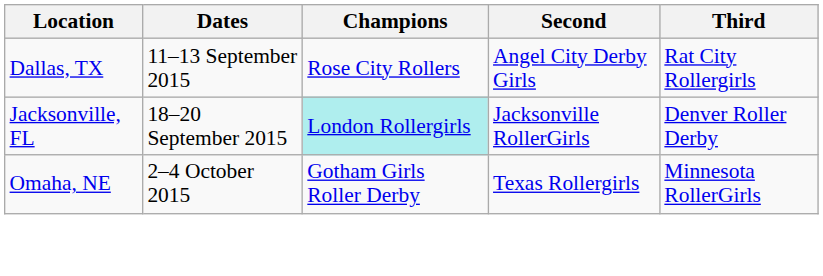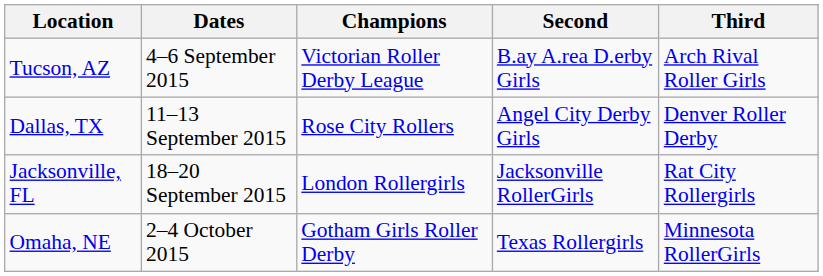+ row: (60, 67)
(710, 67) Rat City Rollergirls -> (725, 125) Denver Roller Derby
(389, 125) paleturquoise background -> (383, 183) no background
(725, 125) Denver Roller Derby -> (709, 183) Rat City Rollergirls
